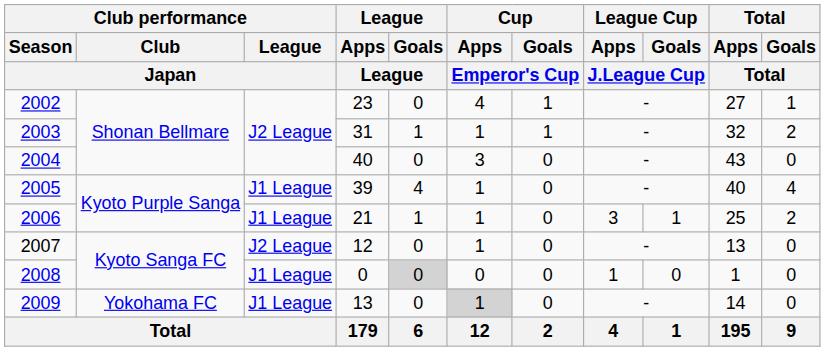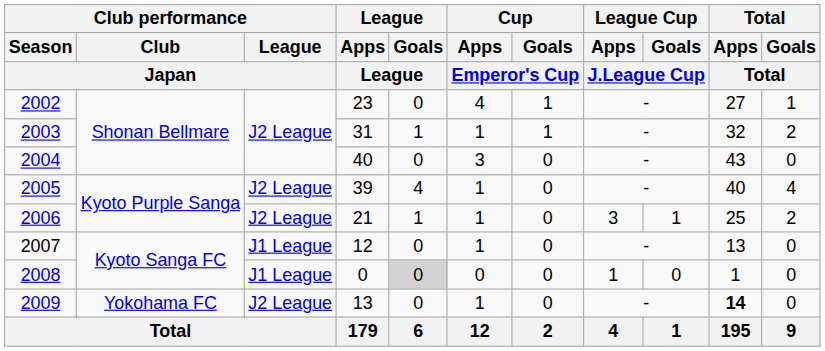(290, 189) J1 League -> (290, 189) J2 League
(290, 217) J1 League -> (290, 217) J2 League
(290, 246) J2 League -> (290, 246) J1 League
(290, 302) J1 League -> (290, 302) J2 League
(480, 302) lightgrey background -> (480, 302) no background
(736, 302) normal -> (736, 302) bold
